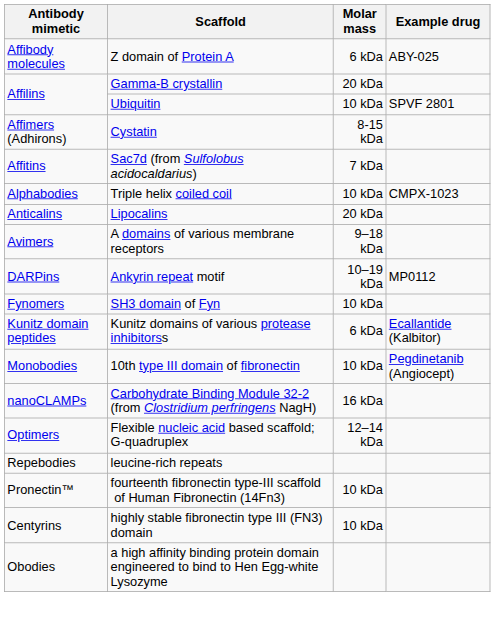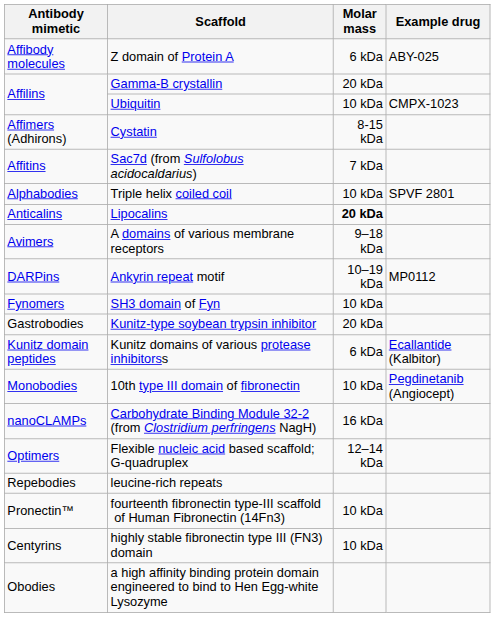(422, 104) SPVF 2801 -> (424, 104) CMPX-1023
(424, 194) CMPX-1023 -> (422, 194) SPVF 2801
(363, 214) normal -> (362, 214) bold
+ row: (213, 324)
